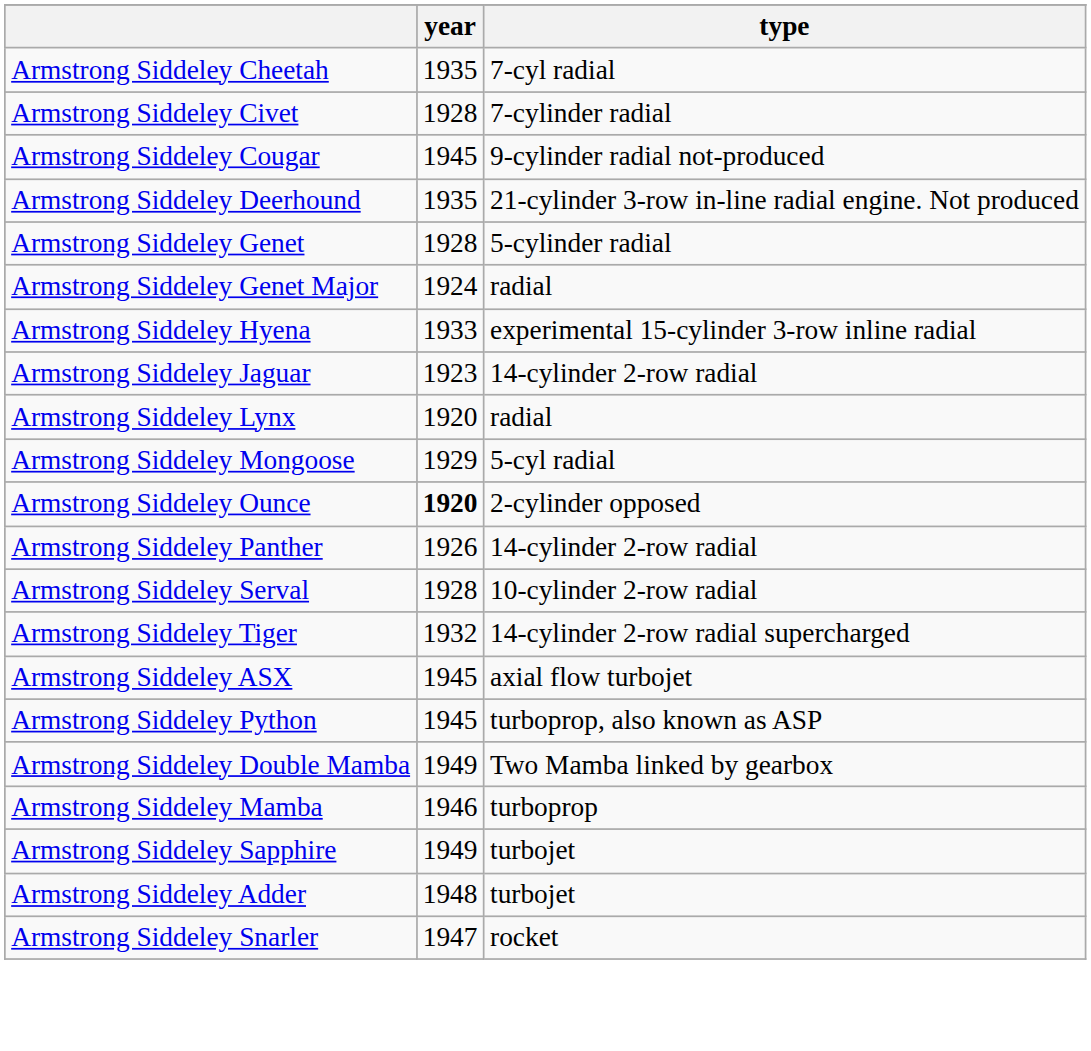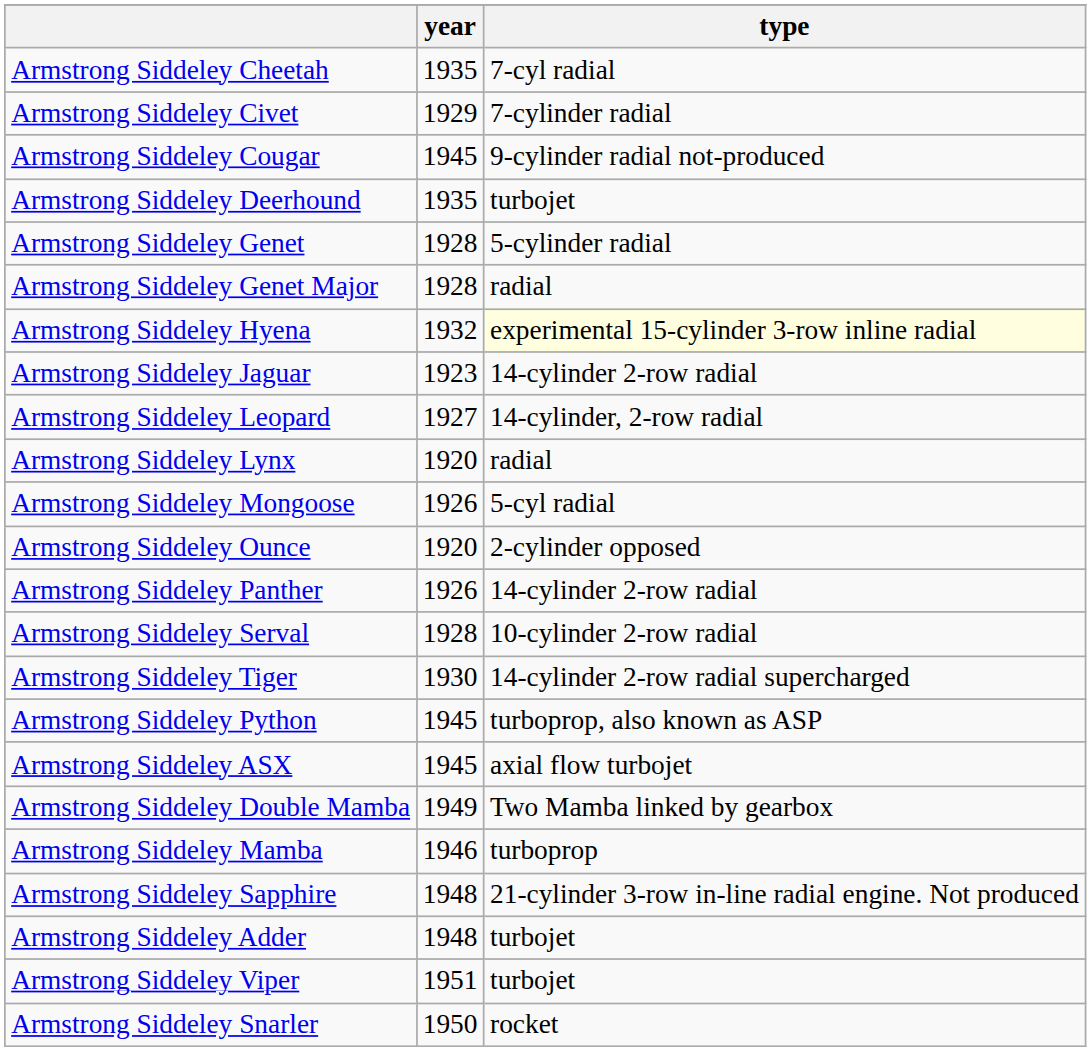(450, 112) 1928 -> (450, 112) 1929
(784, 199) 21-cylinder 3-row in-line radial engine. Not produced -> (533, 199) turbojet
(450, 286) 1924 -> (450, 286) 1928
(450, 329) 1933 -> (450, 329) 1932
(733, 329) no background -> (733, 329) lightyellow background
+ row: (171, 416)
(450, 460) 1929 -> (450, 503) 1926
(450, 503) bold -> (450, 546) normal
(450, 633) 1932 -> (450, 677) 1930
rows swapped: (152, 677) <-> (164, 720)
(450, 850) 1949 -> (450, 894) 1948
(533, 850) turbojet -> (784, 894) 21-cylinder 3-row in-line radial engine. Not produced
+ row: (155, 980)
(450, 937) 1947 -> (450, 1024) 1950
